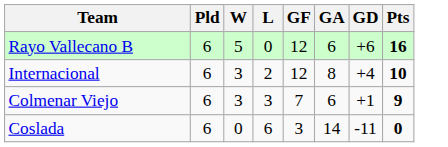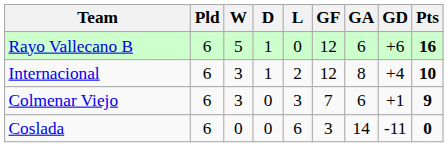+ column: (268, 18)
